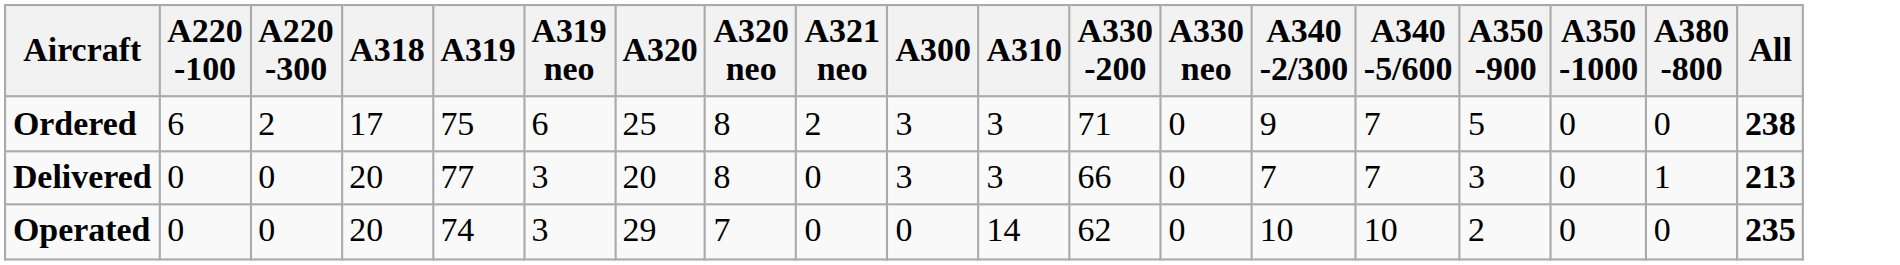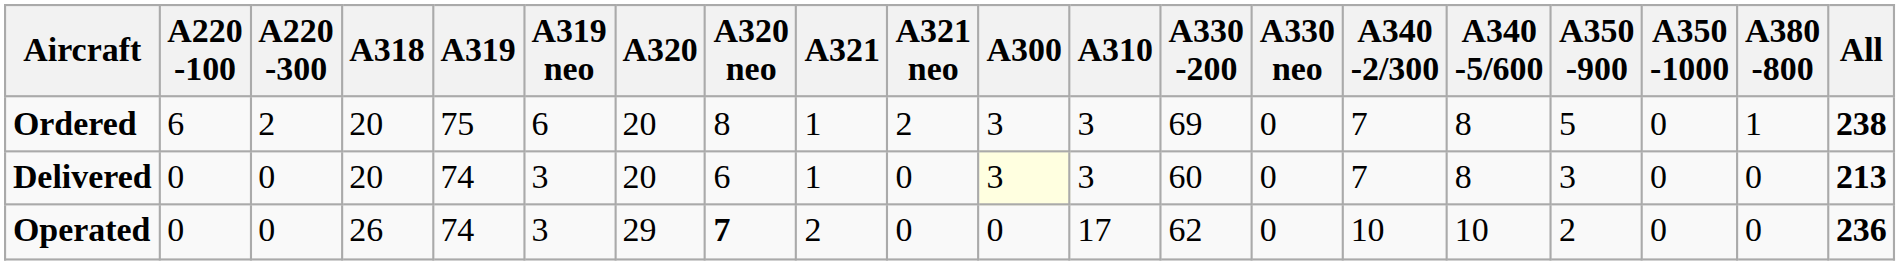+ column: (842, 50)
(366, 123) 17 -> (366, 123) 20
(639, 123) 25 -> (639, 123) 20
(1095, 123) 71 -> (1186, 123) 69
(1268, 123) 9 -> (1359, 123) 7
(1372, 123) 7 -> (1463, 123) 8
(1662, 123) 0 -> (1753, 123) 1
(457, 177) 77 -> (457, 177) 74
(722, 177) 8 -> (722, 177) 6
(904, 177) no background -> (995, 177) lightyellow background
(1095, 177) 66 -> (1186, 177) 60
(1372, 177) 7 -> (1463, 177) 8
(1662, 177) 1 -> (1753, 177) 0
(366, 230) 20 -> (366, 230) 26
(722, 230) normal -> (722, 230) bold
(1004, 230) 14 -> (1095, 230) 17
(1770, 230) 235 -> (1861, 230) 236
